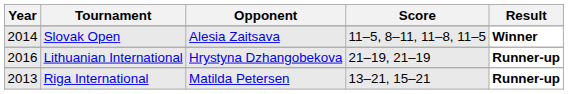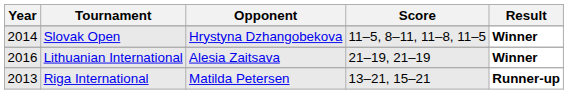(234, 37) Alesia Zaitsava -> (266, 37) Hrystyna Dzhangobekova
(266, 58) Hrystyna Dzhangobekova -> (234, 58) Alesia Zaitsava
(526, 58) Runner-up -> (515, 58) Winner
